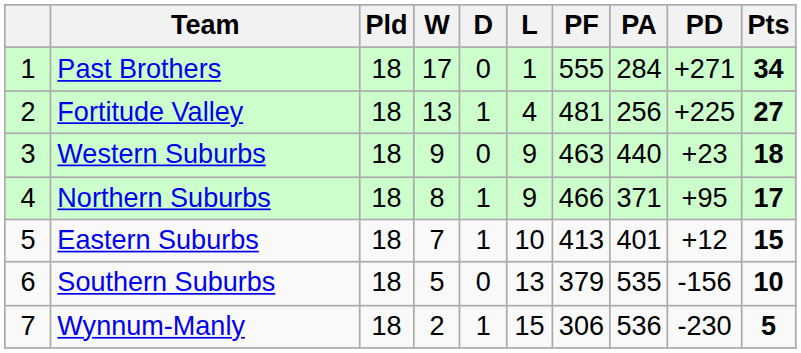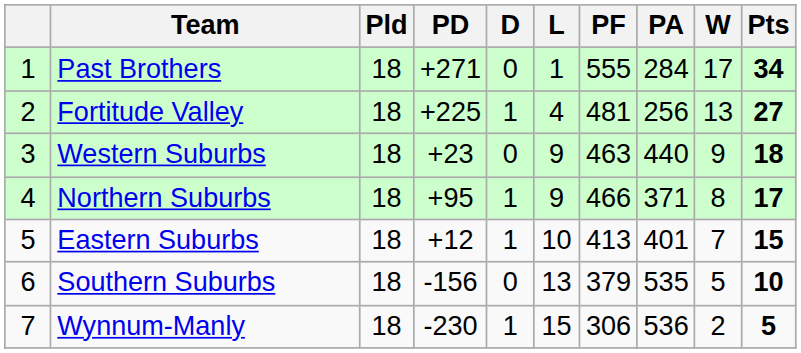columns swapped: (437, 25) <-> (705, 25)
